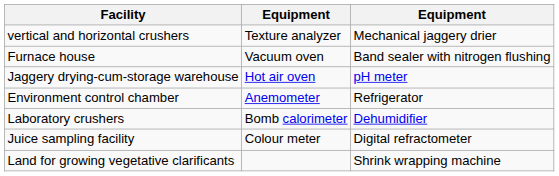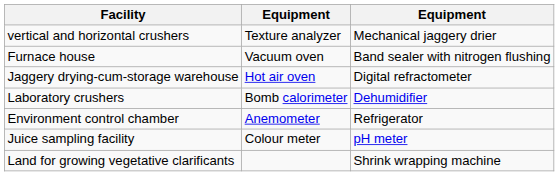(381, 77) pH meter -> (413, 77) Digital refractometer
rows swapped: (66, 118) <-> (93, 98)
(413, 139) Digital refractometer -> (381, 139) pH meter
